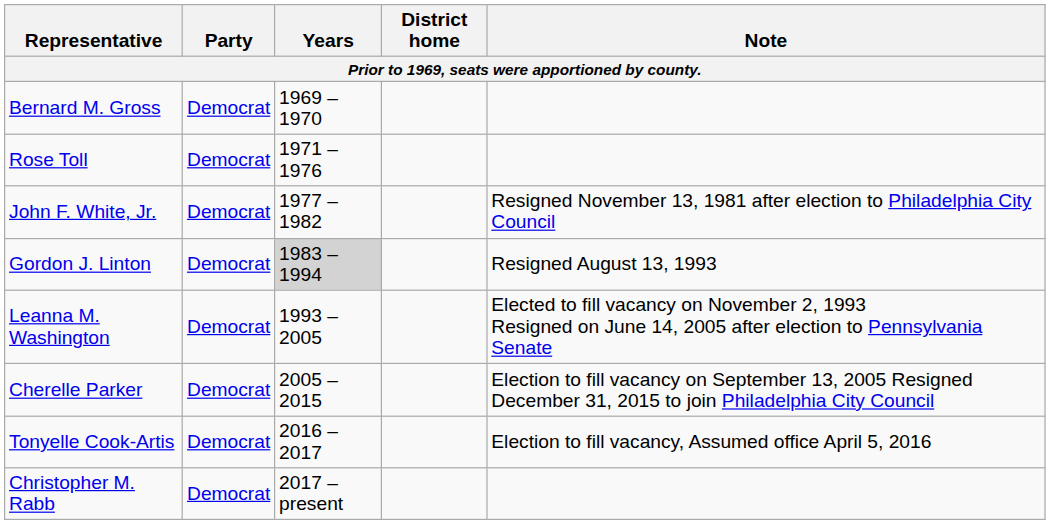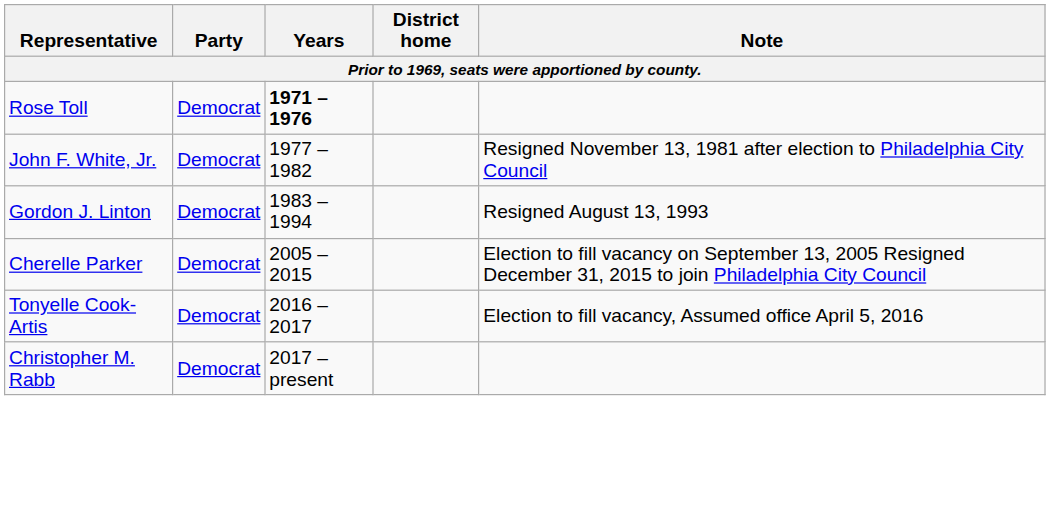- row: (85, 107)
(308, 159) normal -> (299, 107) bold
(308, 264) lightgrey background -> (299, 211) no background
- row: (59, 326)
